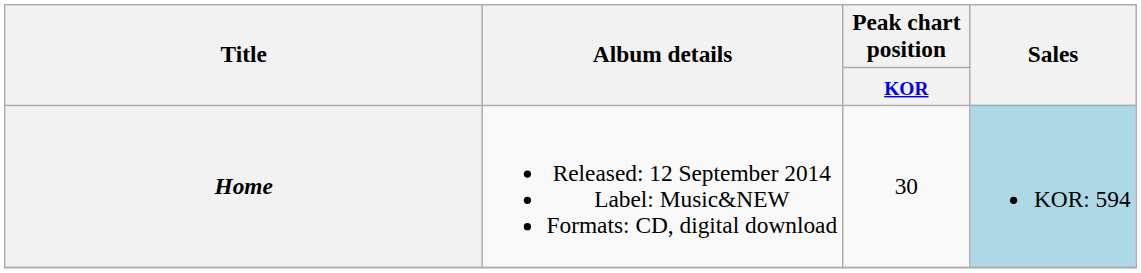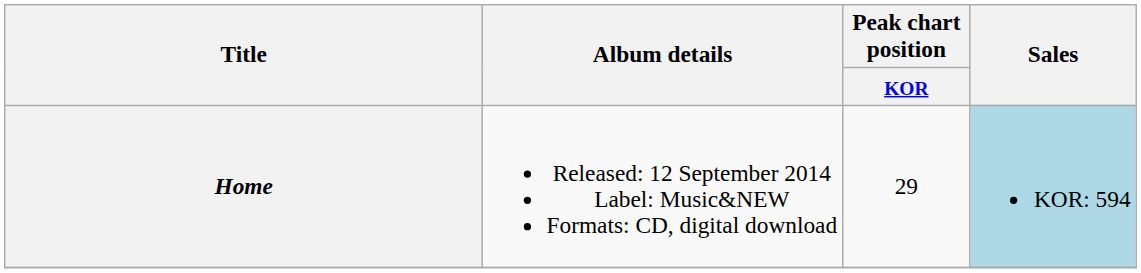(906, 186) 30 -> (906, 186) 29
